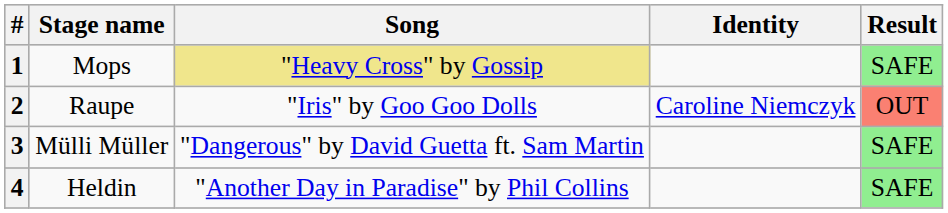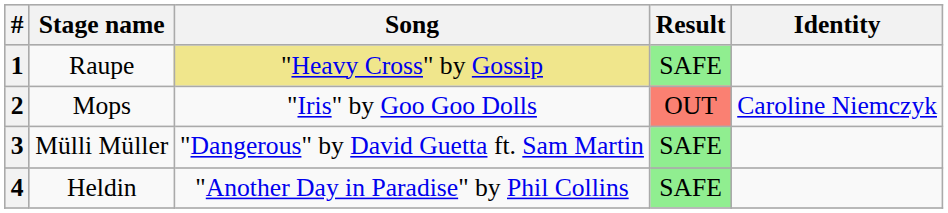columns swapped: (756, 24) <-> (902, 24)
(102, 65) Mops -> (102, 65) Raupe
(102, 106) Raupe -> (102, 106) Mops
